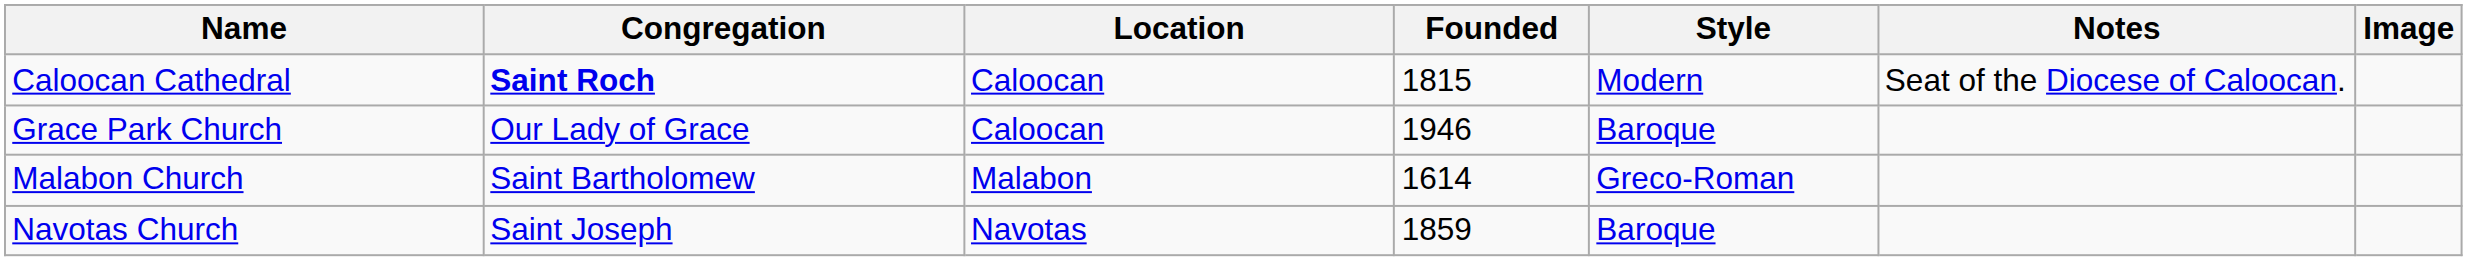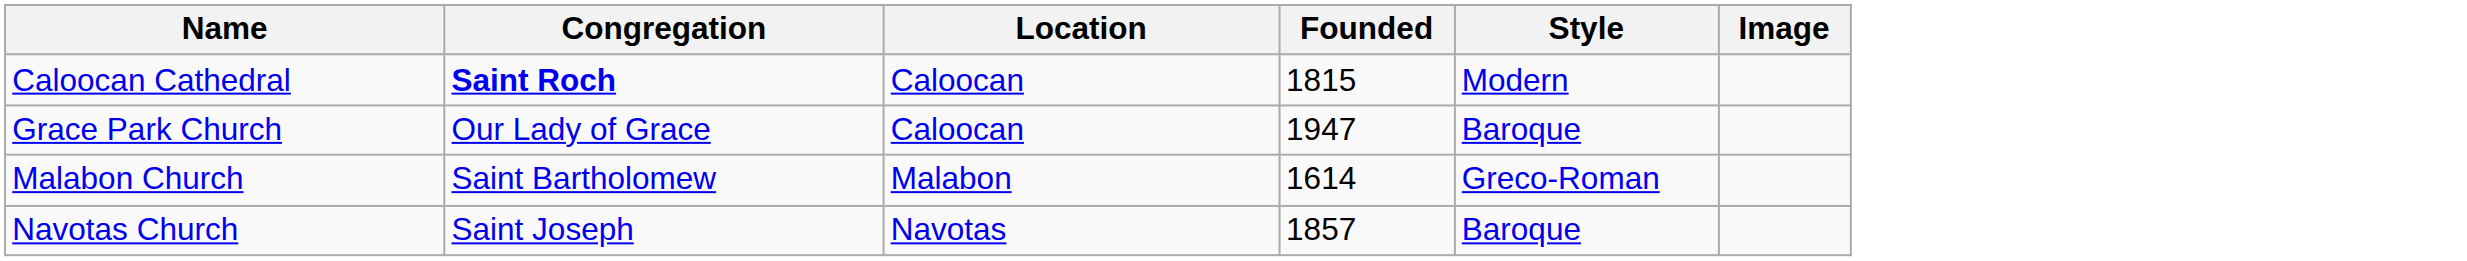- column: (2117, 29)
(1437, 129) 1946 -> (1321, 129) 1947
(1437, 229) 1859 -> (1321, 229) 1857
